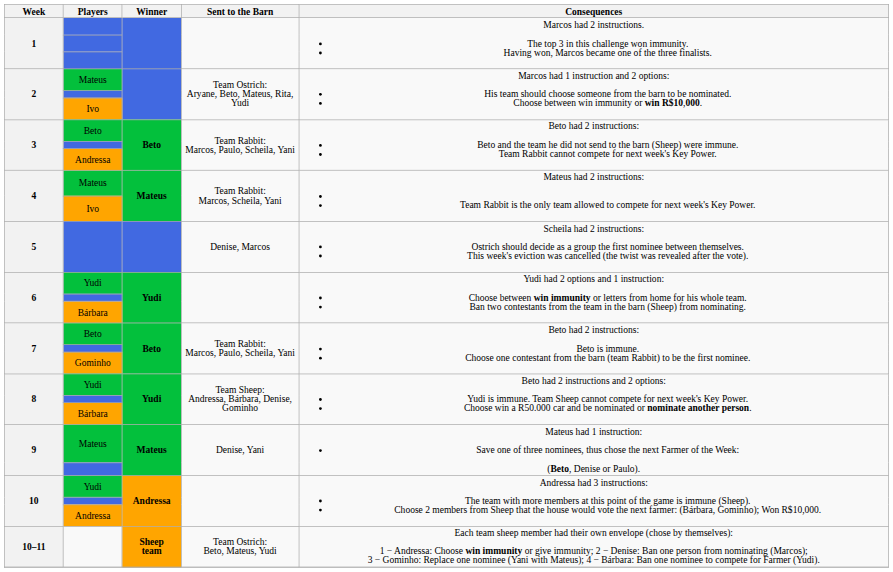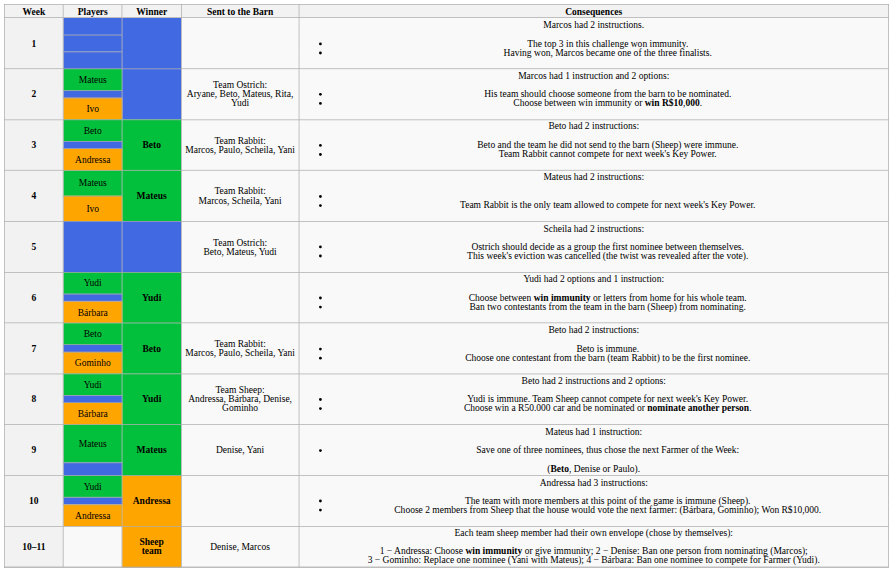(240, 246) Denise, Marcos -> (240, 246) Team Ostrich: Beto, Mateus, Yudi
(240, 546) Team Ostrich: Beto, Mateus, Yudi -> (240, 546) Denise, Marcos
